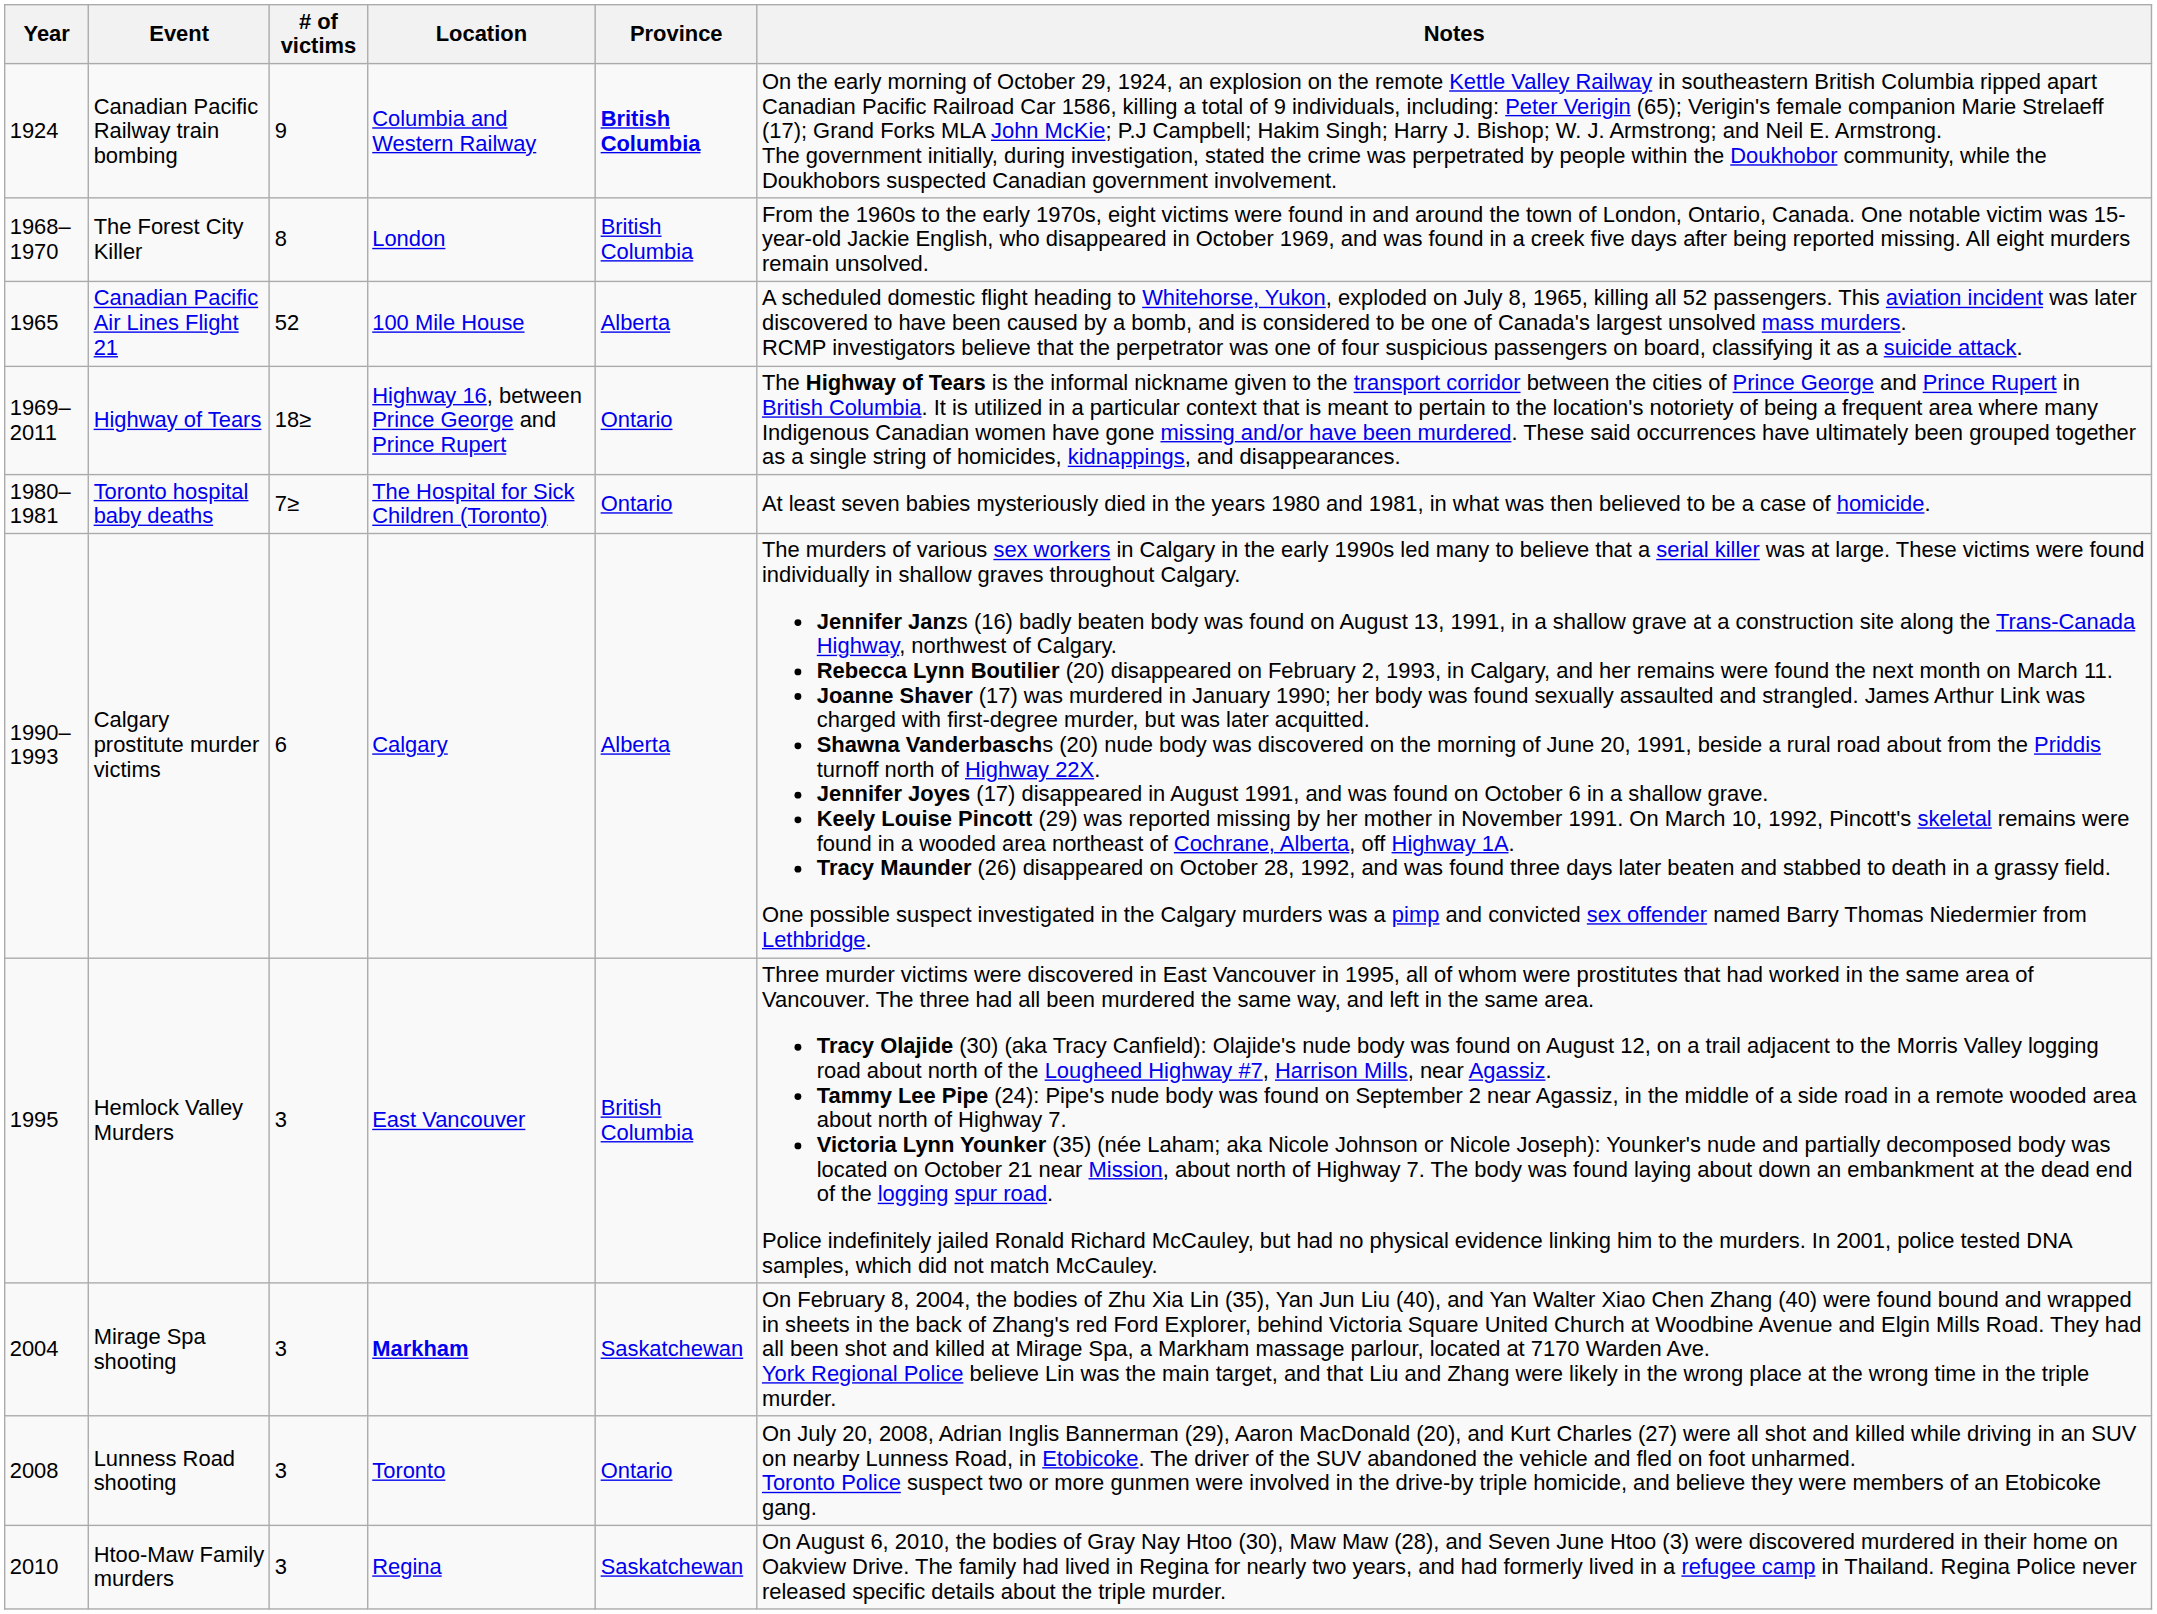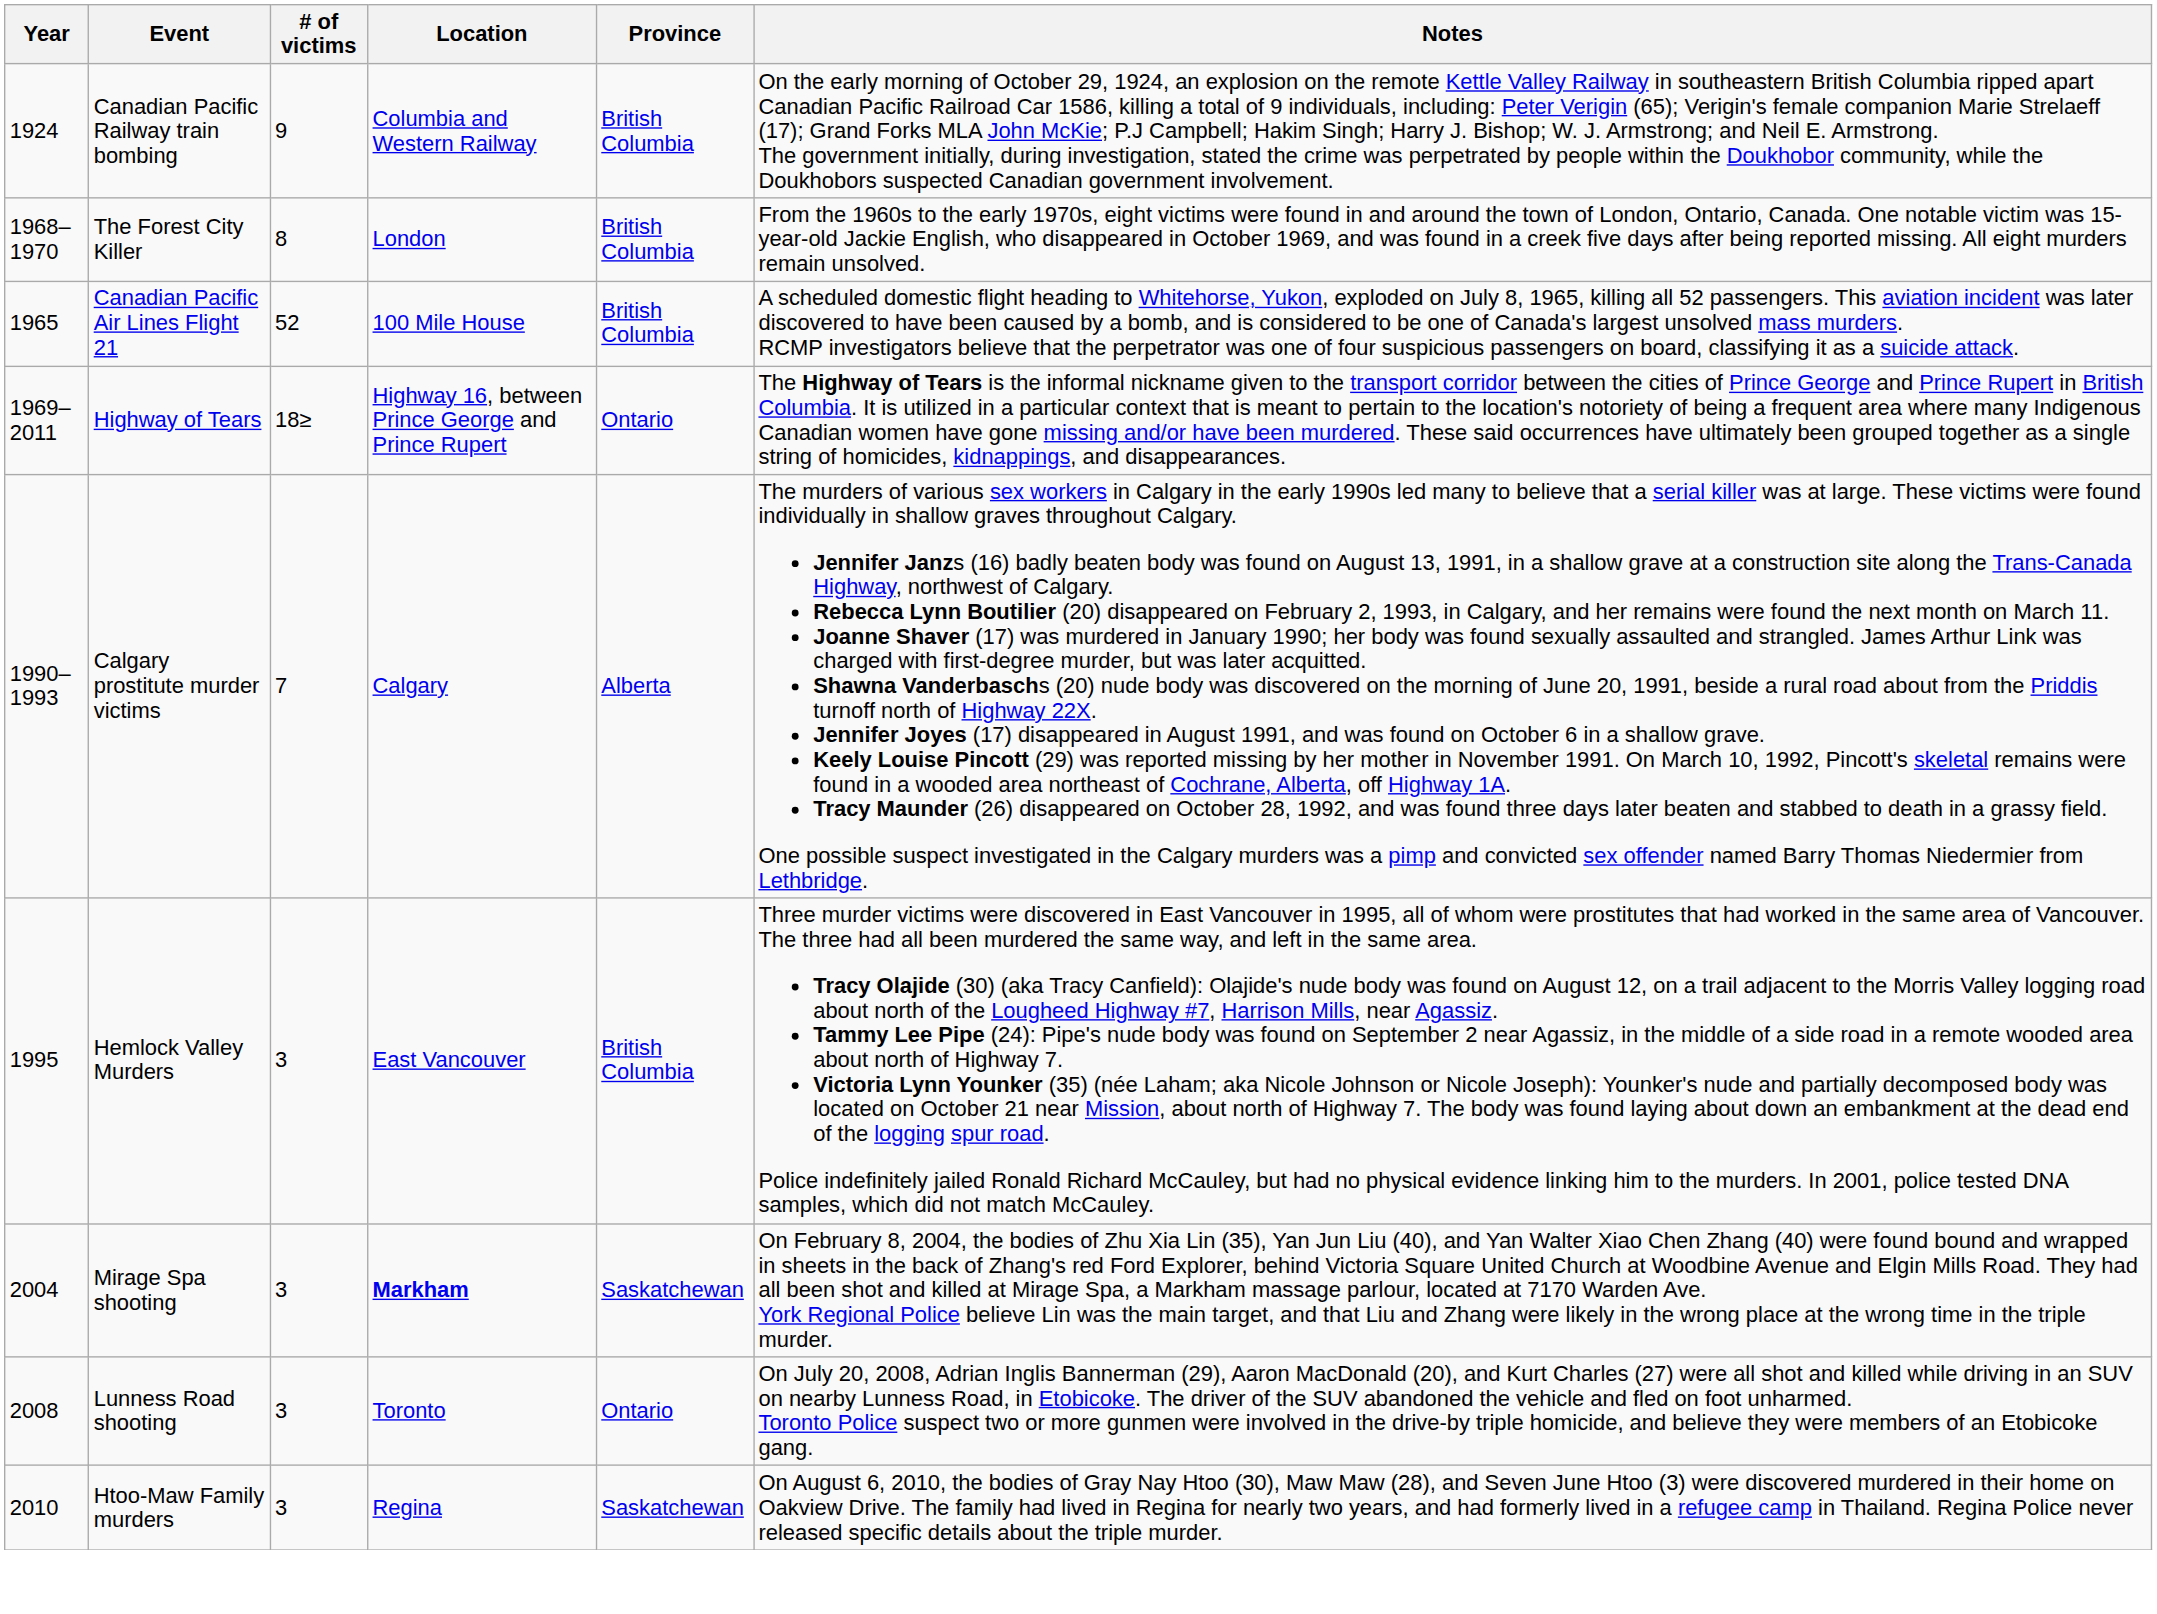(651, 130) bold -> (648, 130) normal
(635, 323) Alberta -> (648, 323) British Columbia
- row: (171, 503)
(281, 745) 6 -> (281, 686) 7
